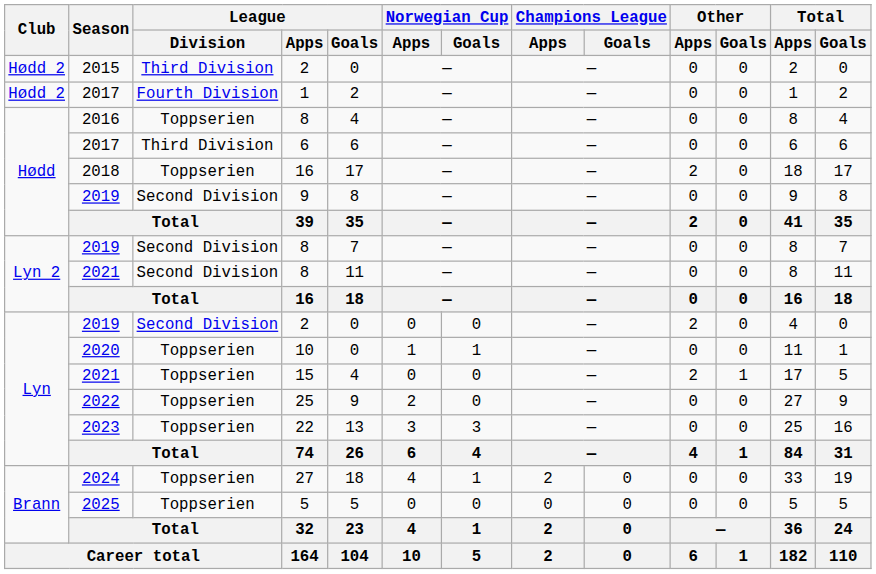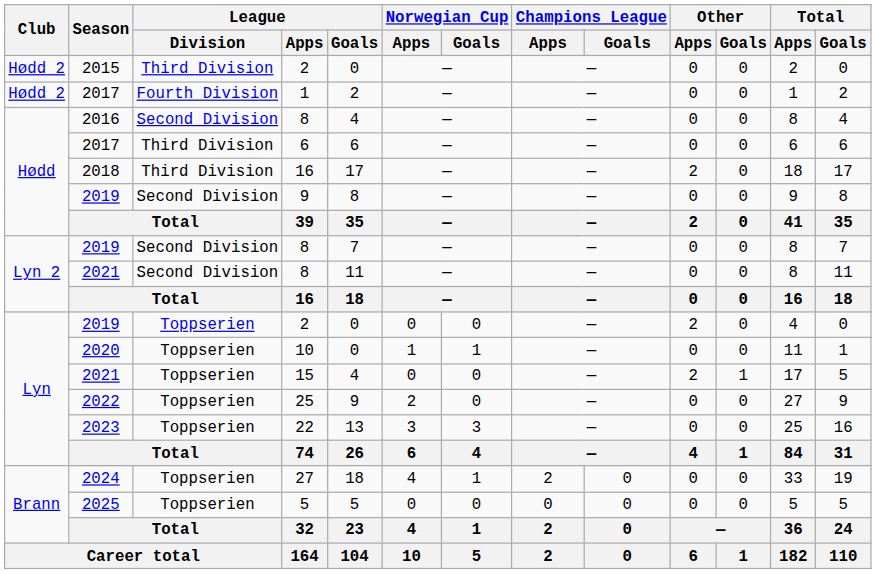(207, 120) Toppserien -> (207, 120) Second Division
(207, 171) Toppserien -> (207, 171) Third Division
(207, 325) Second Division -> (207, 325) Toppserien
